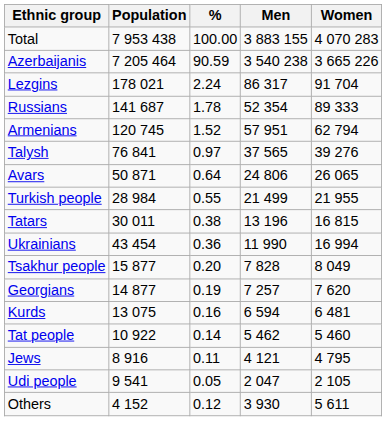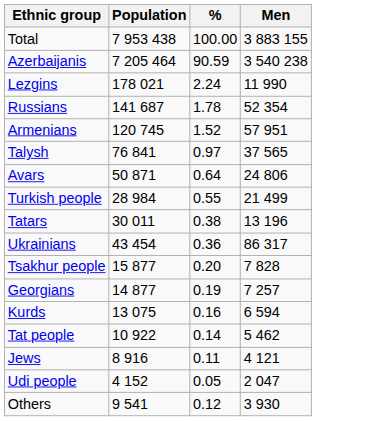- column: (347, 15)
(266, 84) 86 317 -> (265, 84) 11 990
(265, 244) 11 990 -> (266, 244) 86 317
(130, 381) 9 541 -> (130, 381) 4 152
(130, 404) 4 152 -> (130, 404) 9 541
